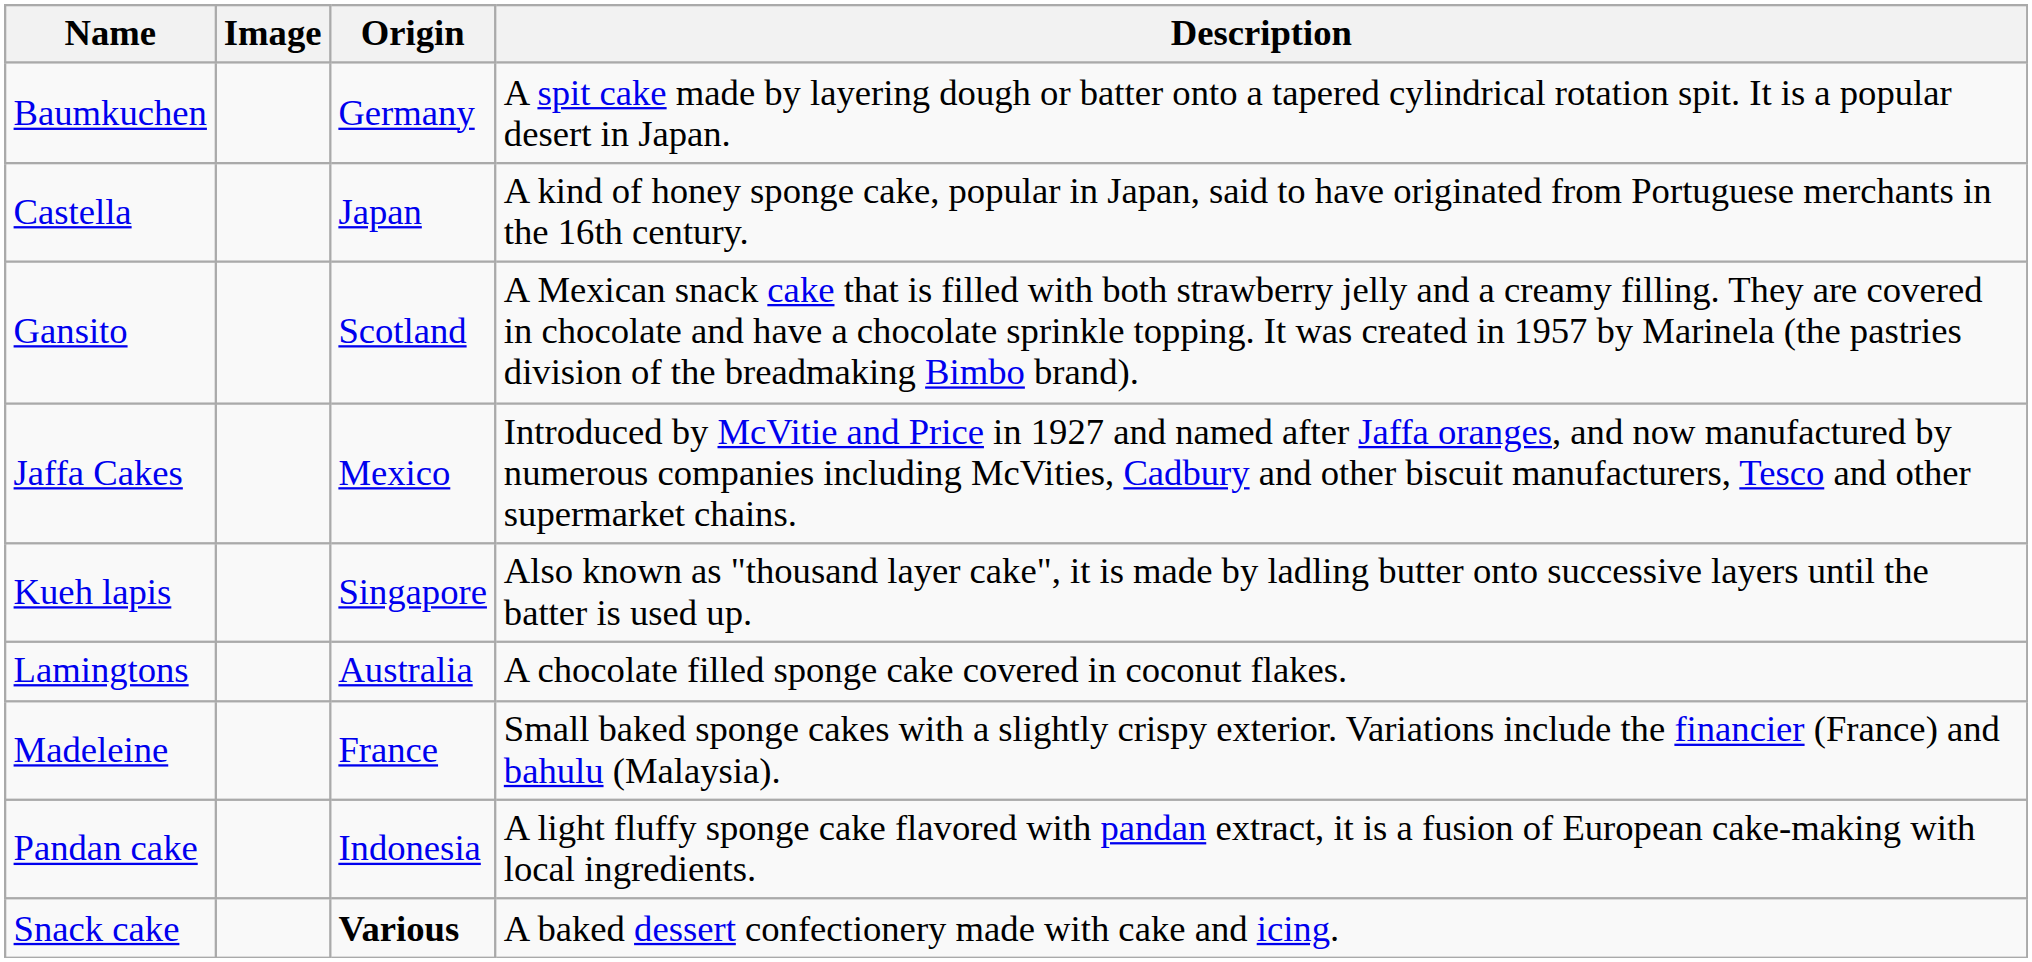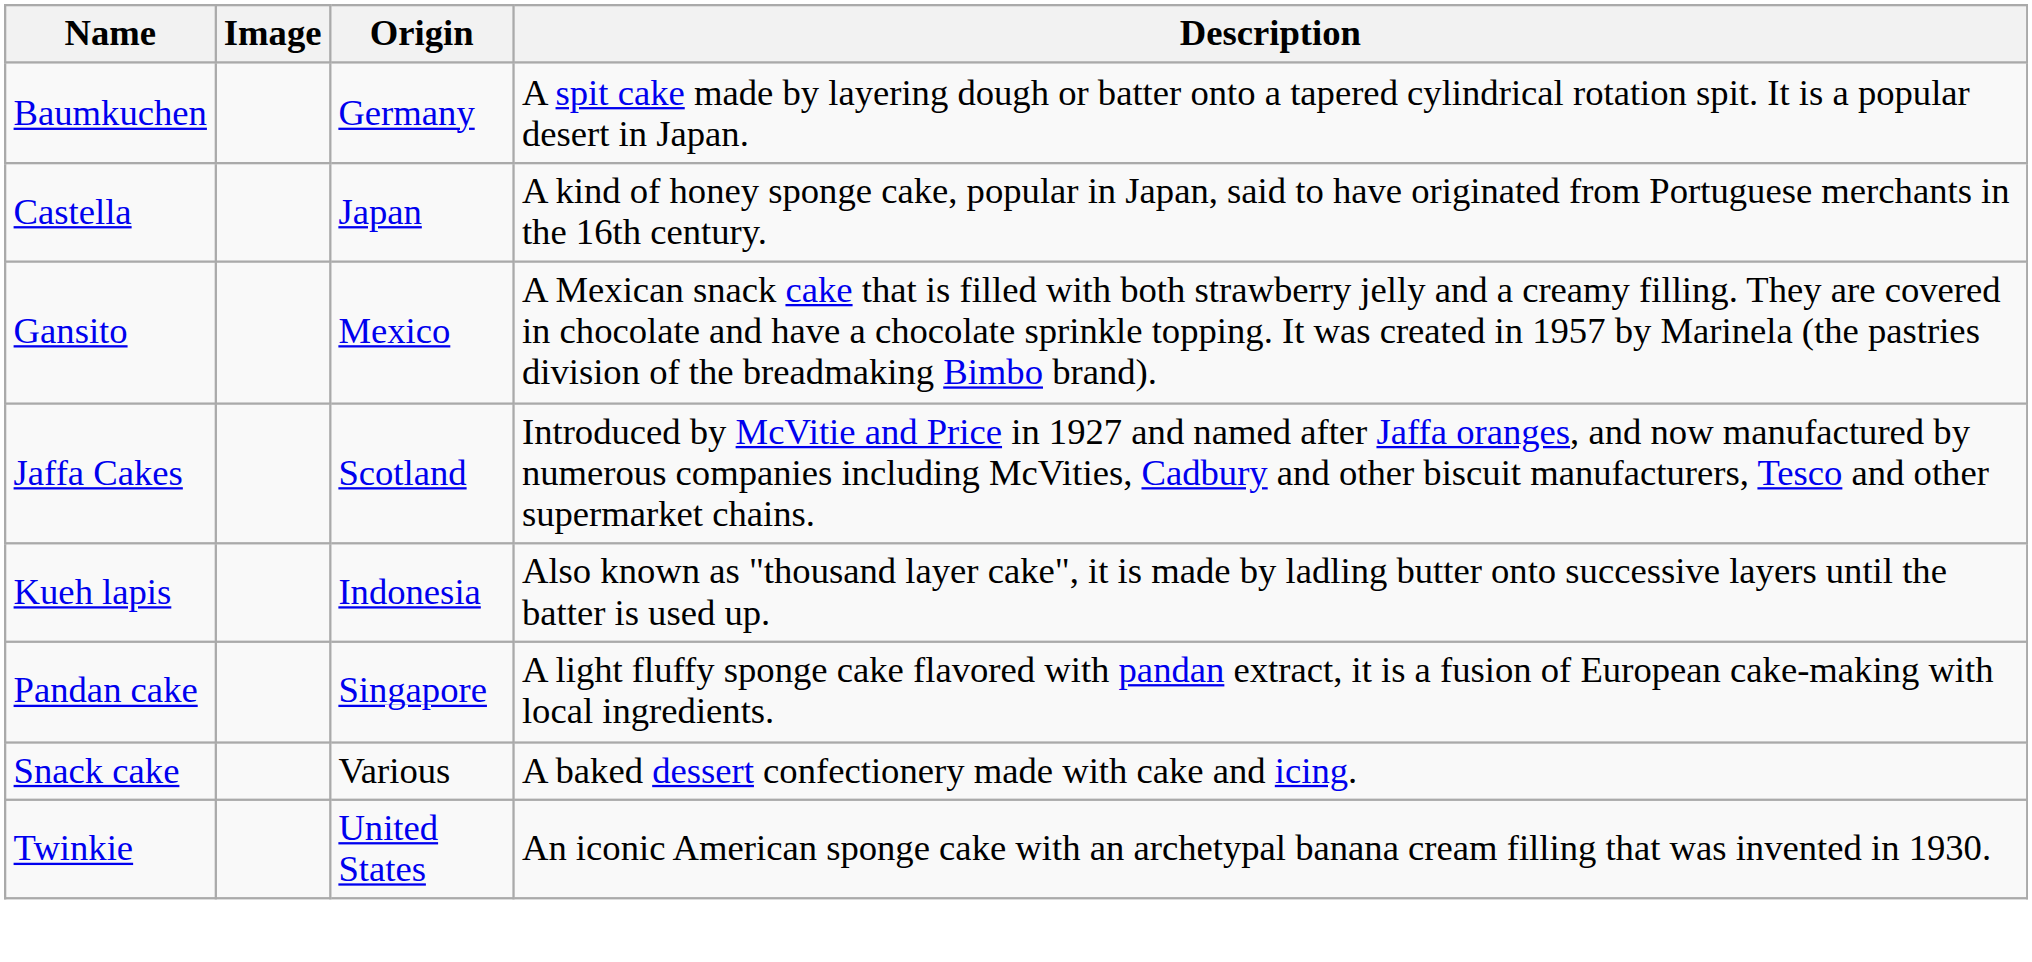(402, 331) Scotland -> (394, 331) Mexico
(394, 472) Mexico -> (402, 472) Scotland
(413, 592) Singapore -> (410, 592) Indonesia
- row: (101, 670)
- row: (91, 749)
(410, 848) Indonesia -> (413, 691) Singapore
(399, 927) bold -> (394, 770) normal
+ row: (73, 848)
